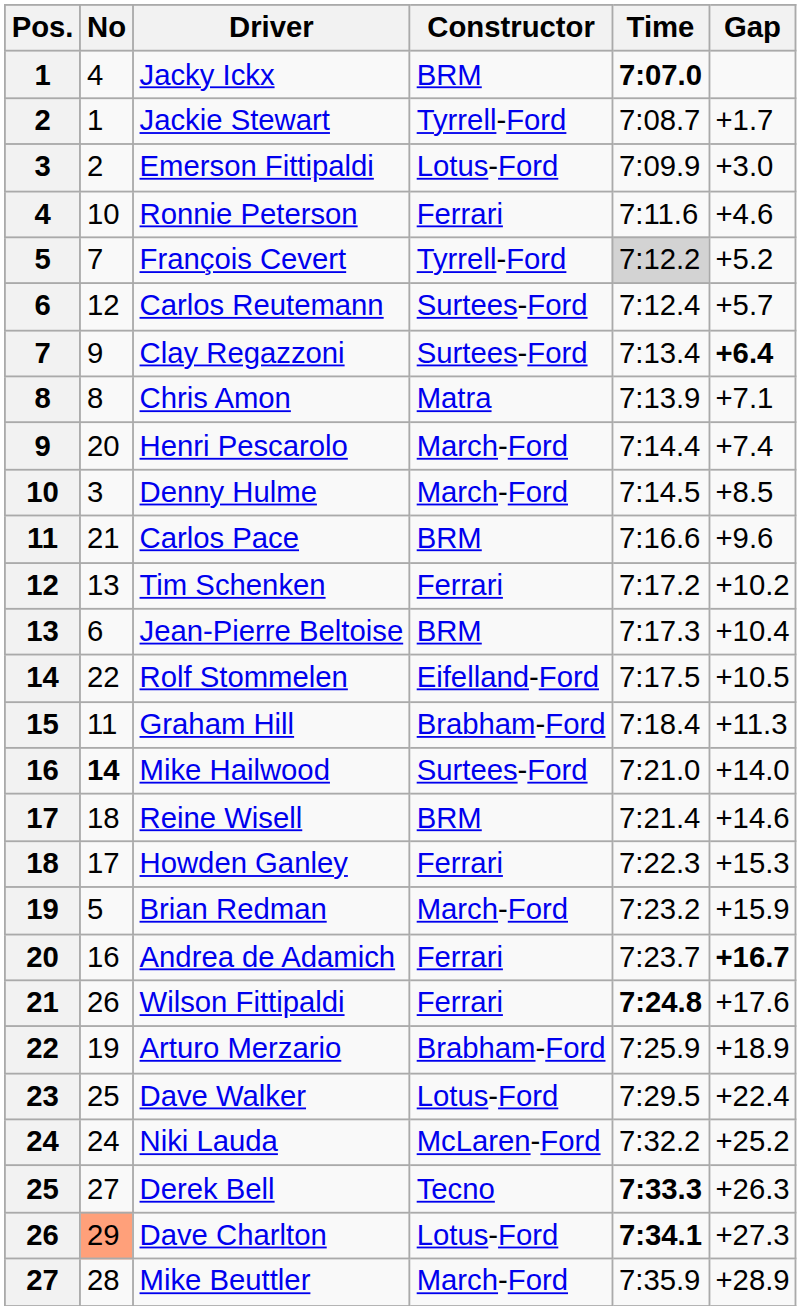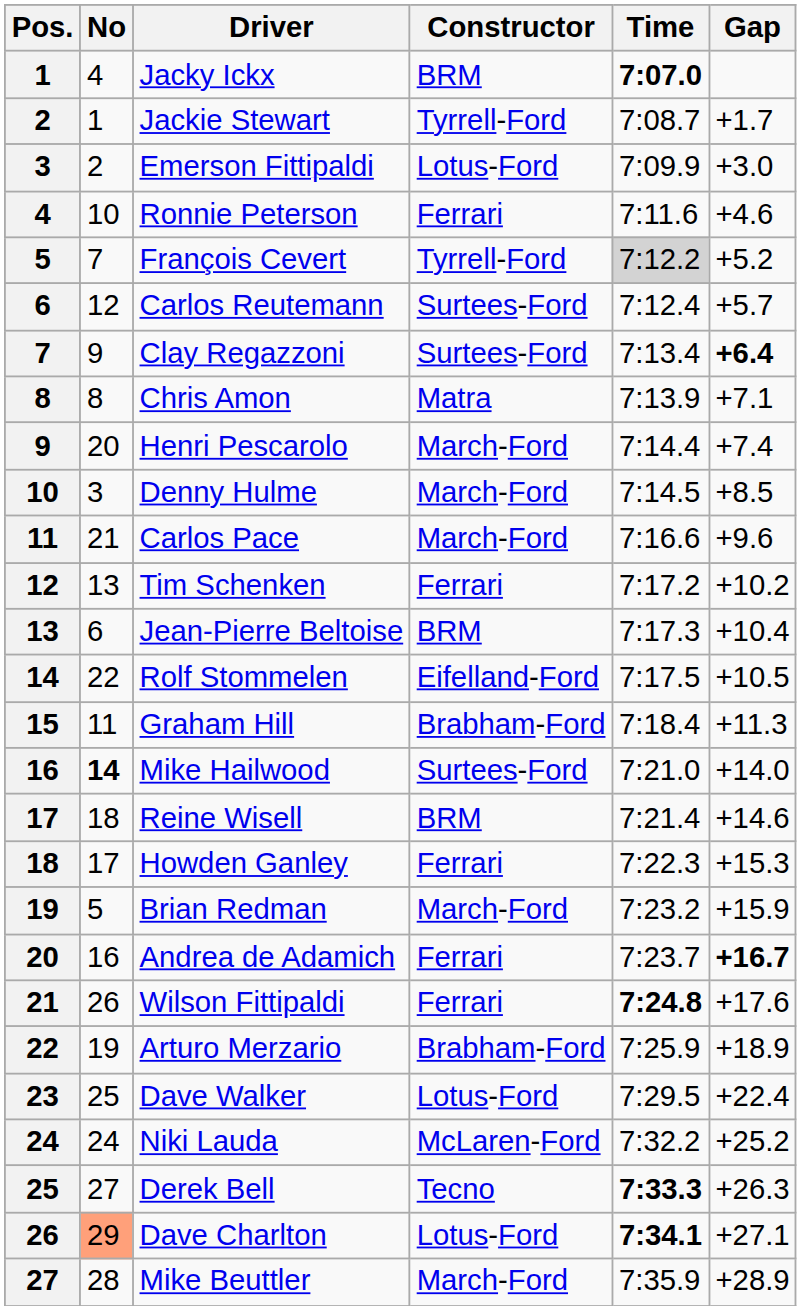(449, 538) BRM -> (492, 538) March-Ford
(753, 1235) +27.3 -> (753, 1235) +27.1
